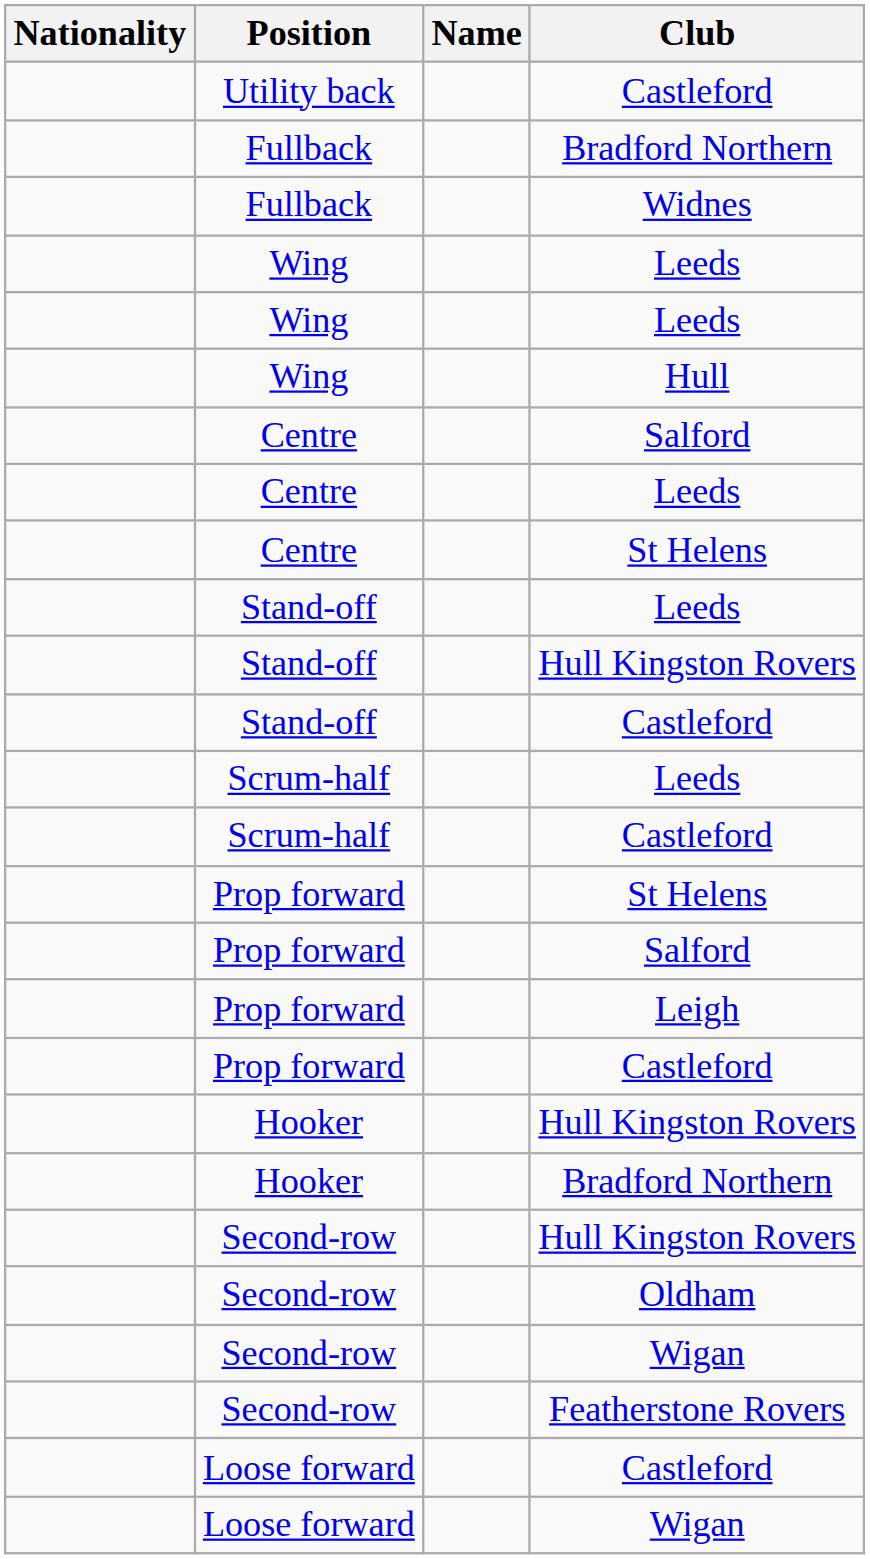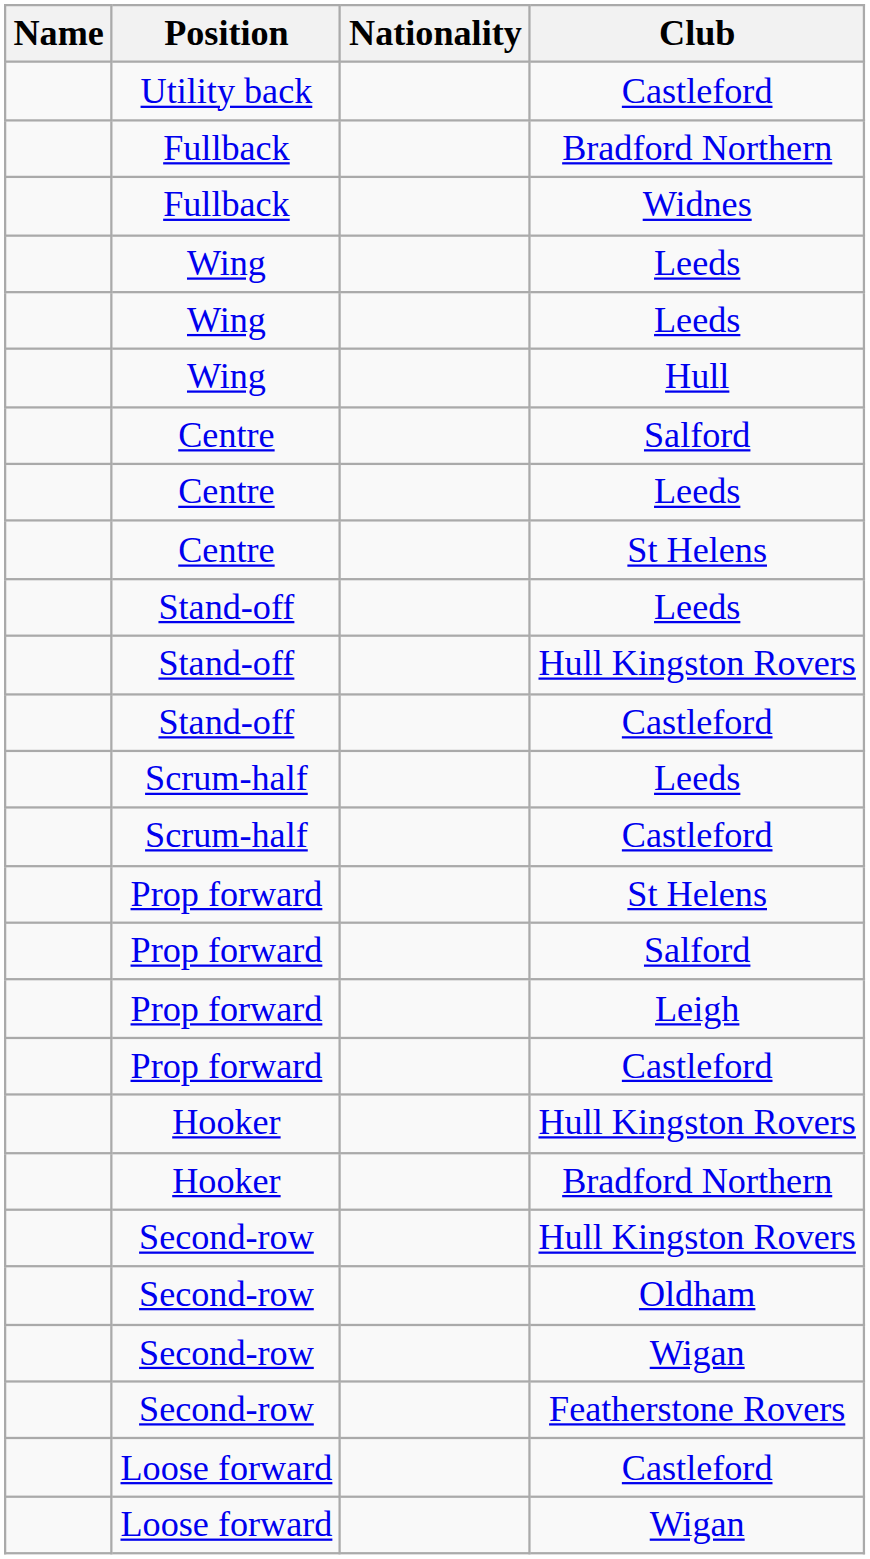columns swapped: (477, 33) <-> (100, 33)
